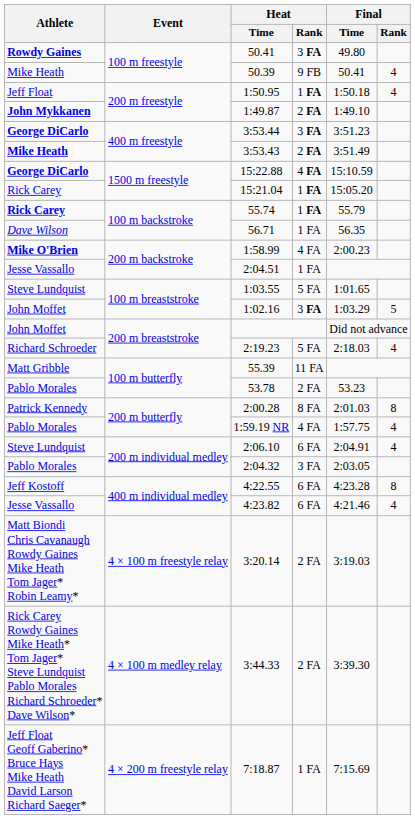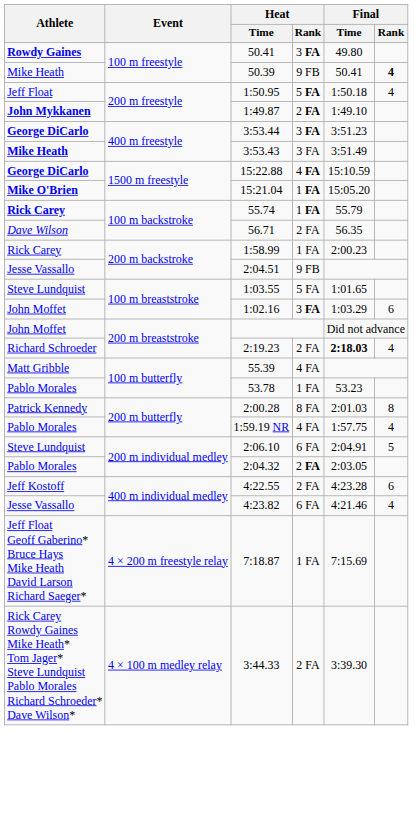(394, 72) normal -> (391, 72) bold
(309, 92) 1 FA -> (308, 92) 5 FA
(309, 151) 2 FA -> (308, 151) 3 FA
(34, 191) Rick Carey -> (43, 191) Mike O'Brien
(309, 230) 1 FA -> (308, 230) 2 FA
(43, 250) Mike O'Brien -> (34, 250) Rick Carey
(309, 250) 4 FA -> (308, 250) 1 FA
(309, 269) 1 FA -> (308, 269) 9 FB
(394, 309) 5 -> (391, 309) 6
(309, 348) 5 FA -> (308, 348) 2 FA
(352, 348) normal -> (349, 348) bold
(309, 368) 11 FA -> (308, 368) 4 FA
(309, 388) 2 FA -> (308, 388) 1 FA
(394, 447) 4 -> (391, 447) 5
(309, 467) 3 FA -> (308, 467) 2 FA
(309, 486) 6 FA -> (308, 486) 2 FA
(394, 486) 8 -> (391, 486) 6
- row: (261, 561)
rows swapped: (261, 770) <-> (261, 665)
